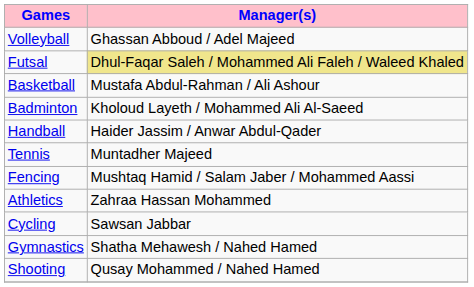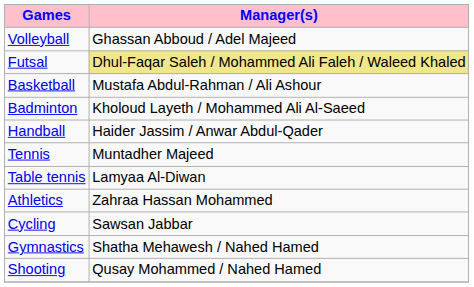+ row: (47, 177)
- row: (34, 177)
